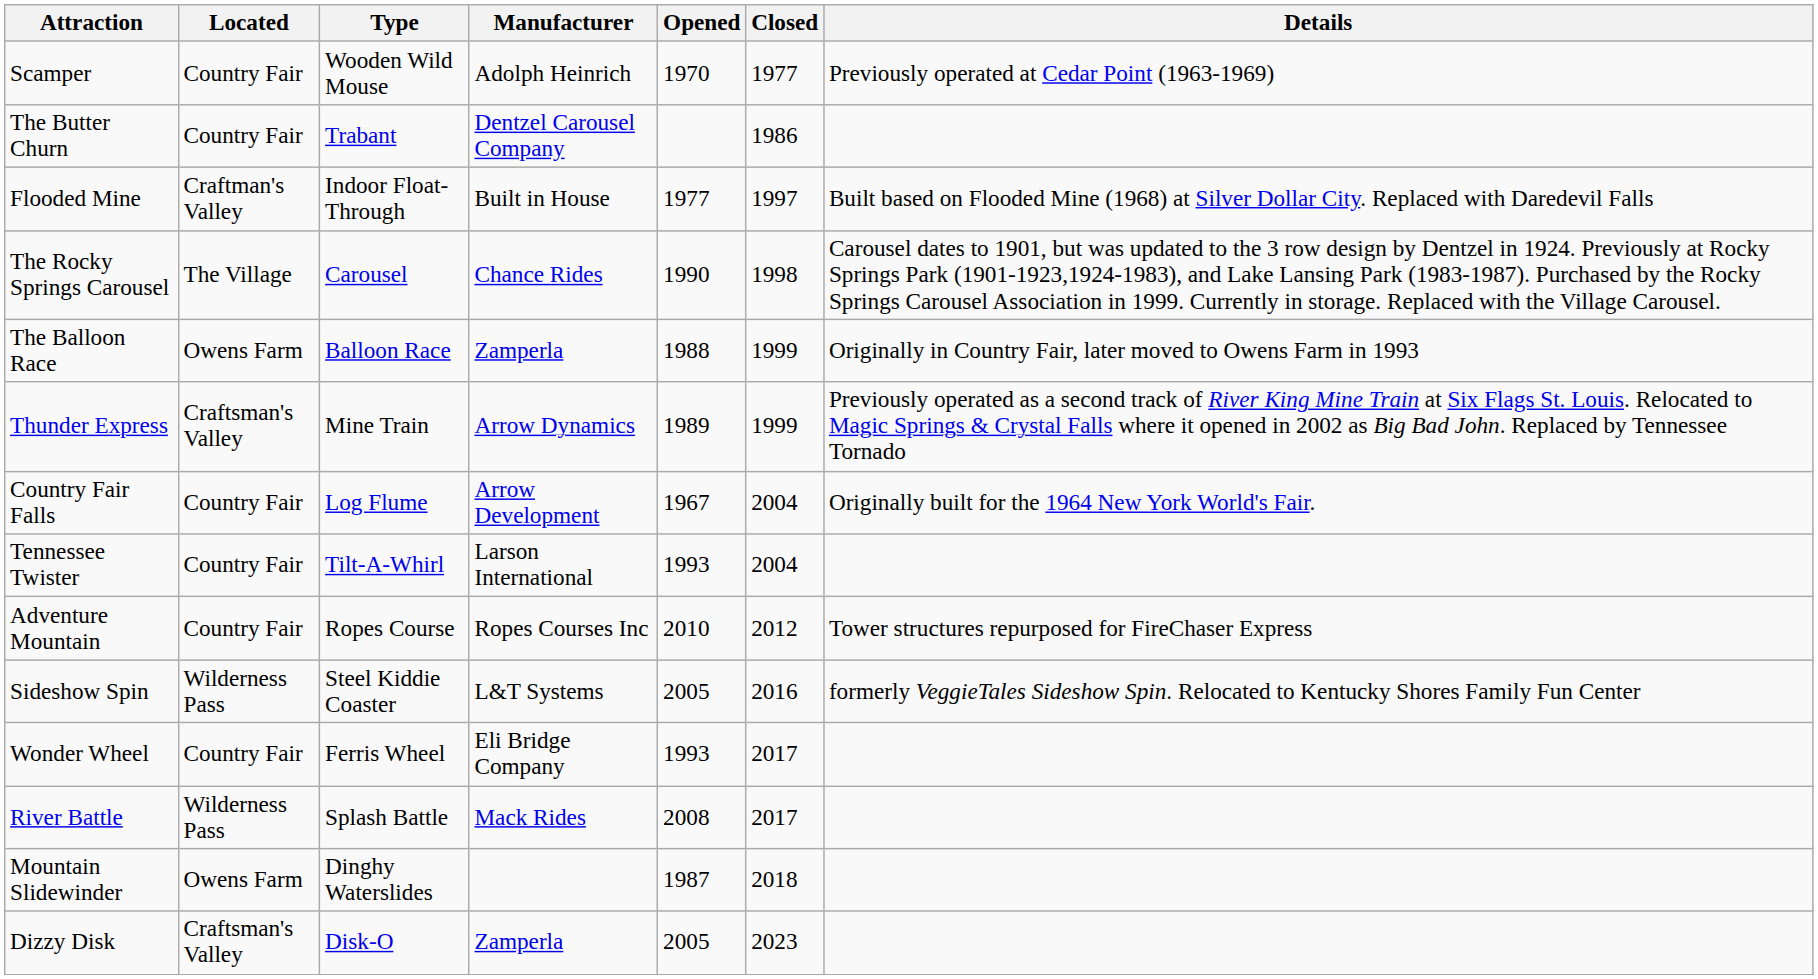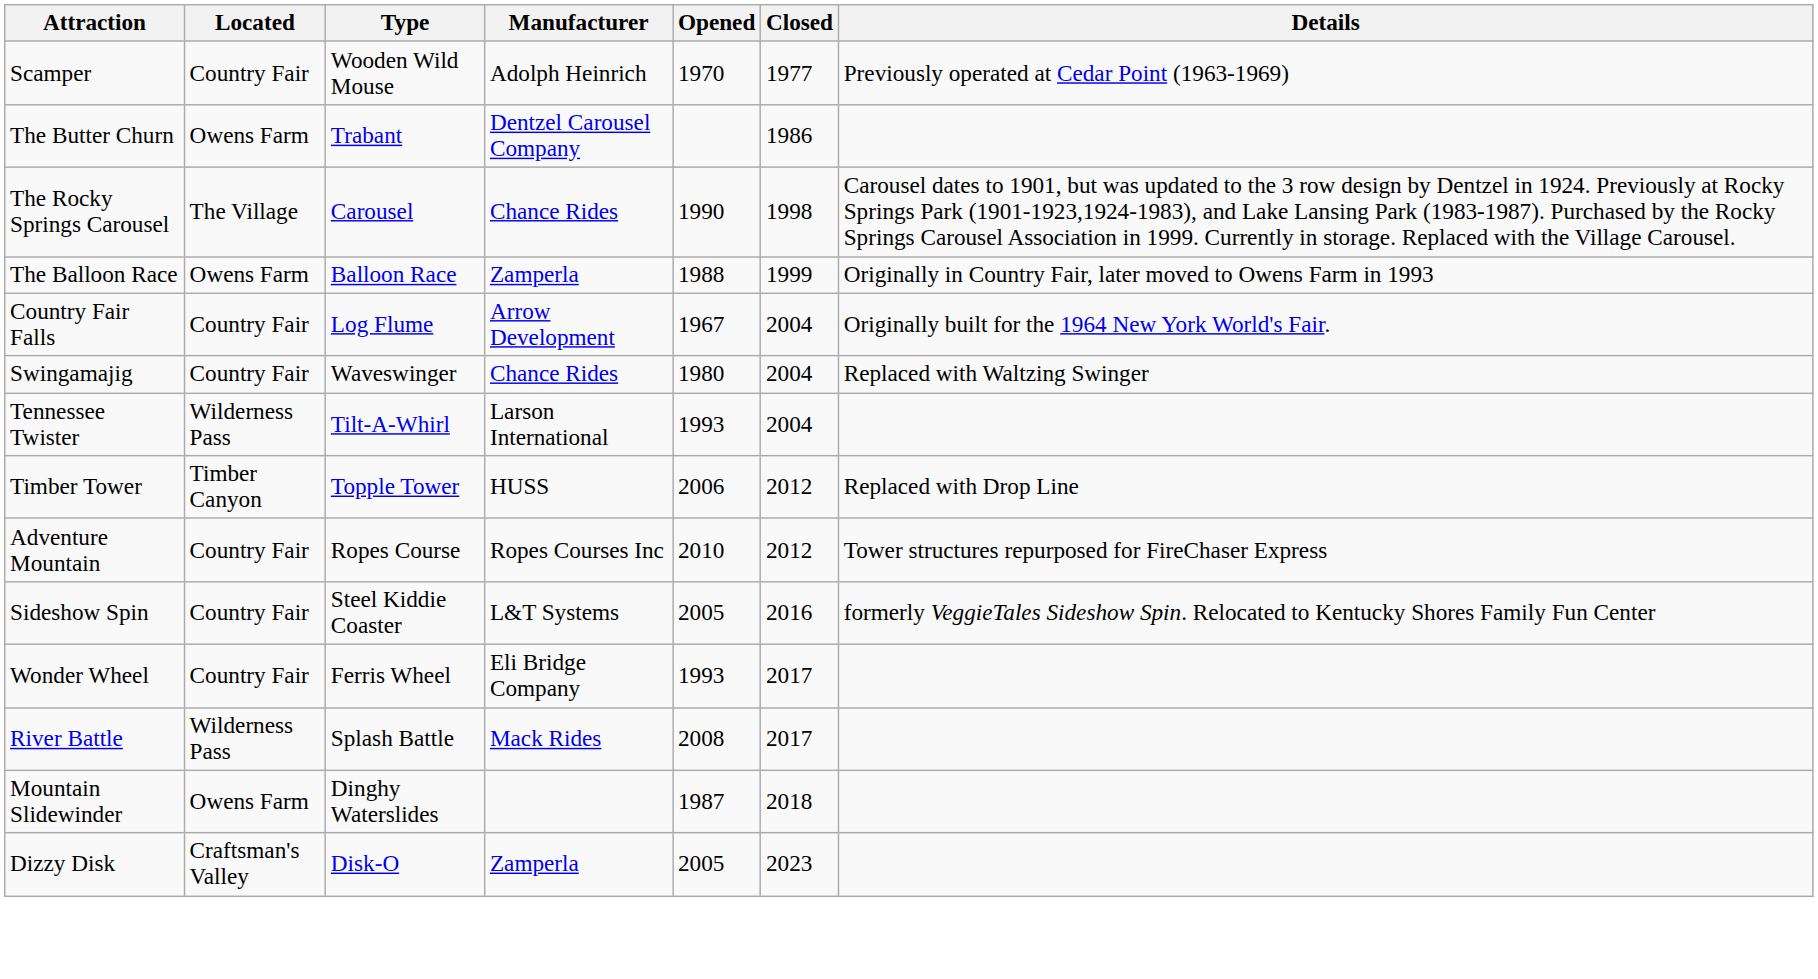(243, 135) Country Fair -> (249, 135) Owens Farm
- row: (75, 198)
- row: (89, 426)
+ row: (71, 374)
(243, 565) Country Fair -> (241, 424) Wilderness Pass
+ row: (76, 486)
(235, 690) Wilderness Pass -> (249, 612) Country Fair
